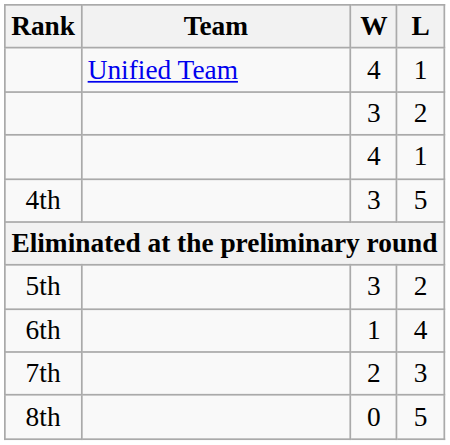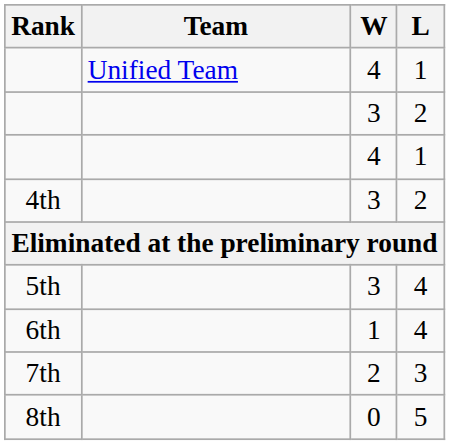(421, 199) 5 -> (421, 199) 2
(421, 286) 2 -> (421, 286) 4
